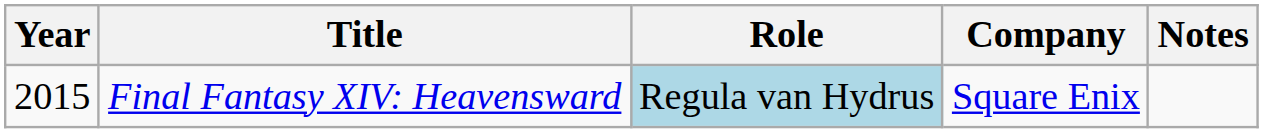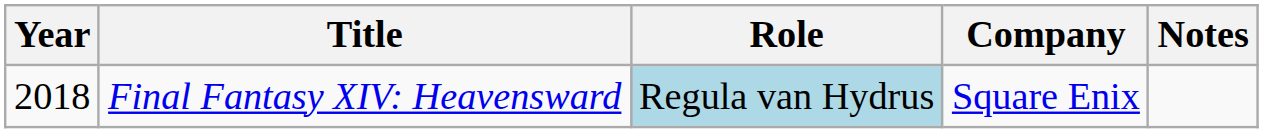(52, 95) 2015 -> (52, 95) 2018
